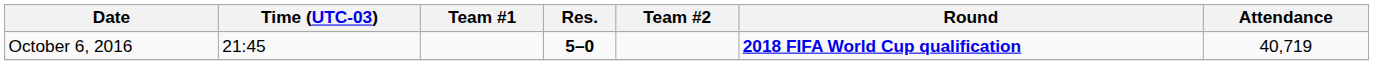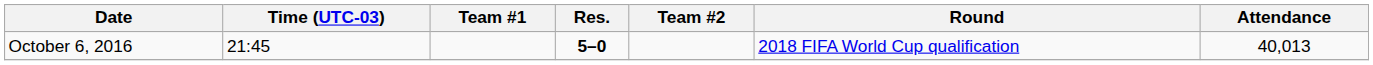(882, 45) bold -> (889, 45) normal
(1286, 45) 40,719 -> (1284, 45) 40,013
